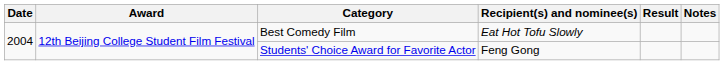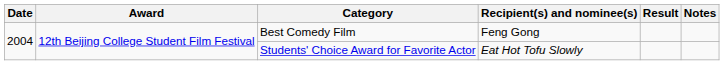(532, 32) Eat Hot Tofu Slowly -> (510, 32) Feng Gong
(510, 50) Feng Gong -> (532, 50) Eat Hot Tofu Slowly
